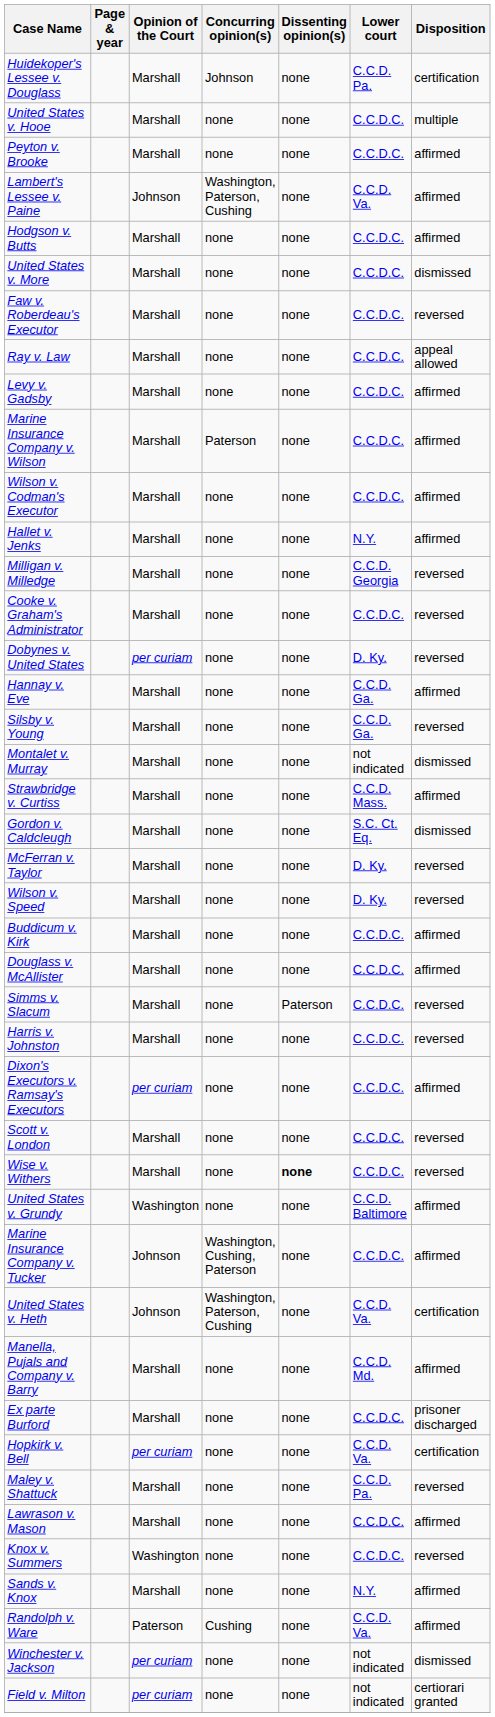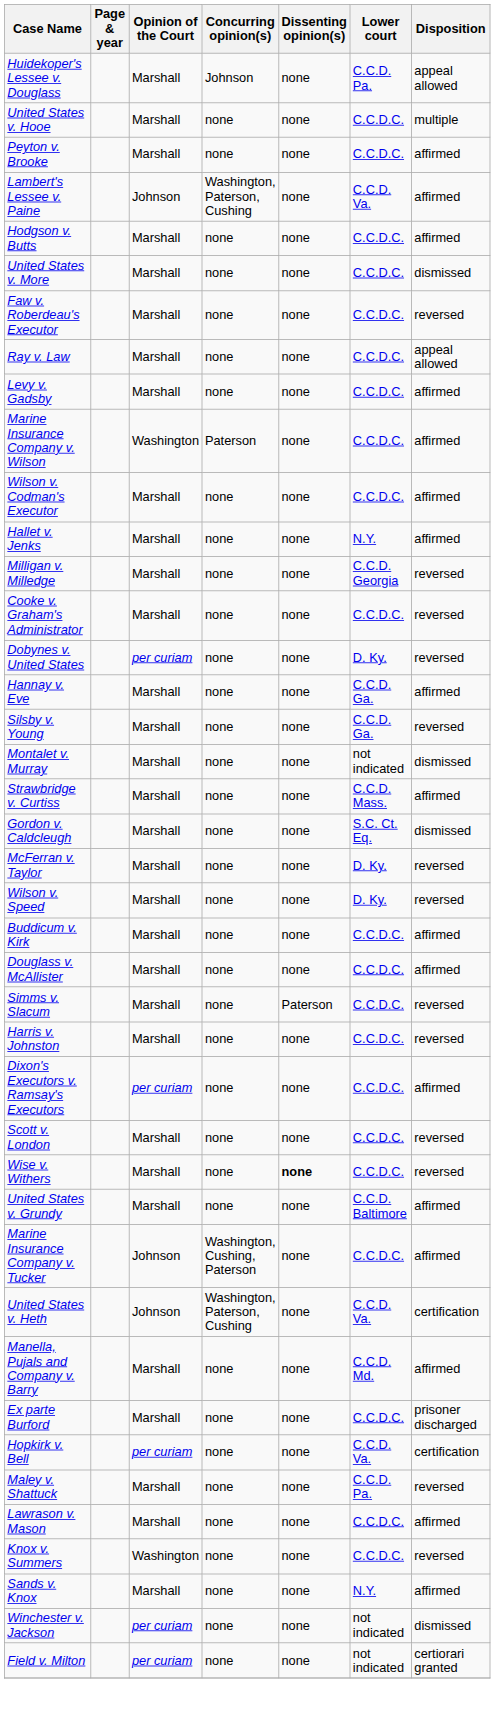(447, 78) certification -> (436, 78) appeal allowed
(156, 440) Marshall -> (165, 440) Washington
(165, 1206) Washington -> (156, 1206) Marshall
- row: (41, 1625)
